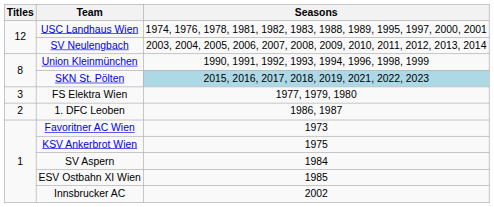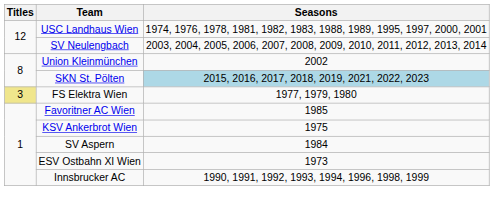(316, 62) 1990, 1991, 1992, 1993, 1994, 1996, 1998, 1999 -> (316, 62) 2002
(20, 95) no background -> (20, 95) khaki background
- row: (90, 111)
(316, 128) 1973 -> (316, 111) 1985
(316, 177) 1985 -> (316, 161) 1973
(316, 194) 2002 -> (316, 177) 1990, 1991, 1992, 1993, 1994, 1996, 1998, 1999
